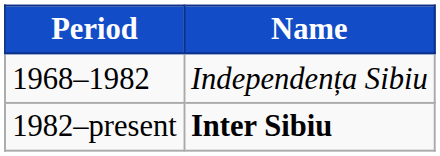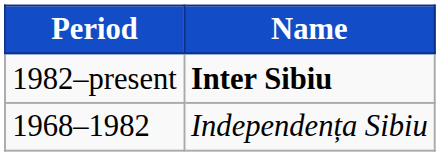rows swapped: (81, 77) <-> (94, 126)
